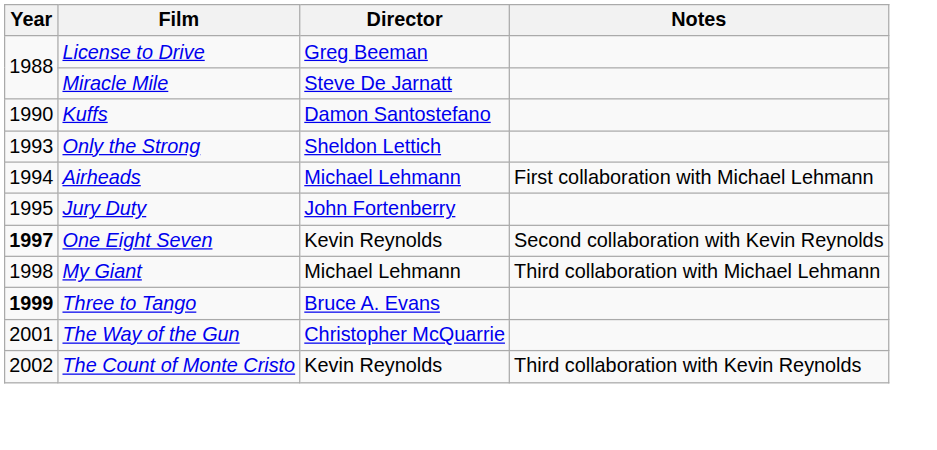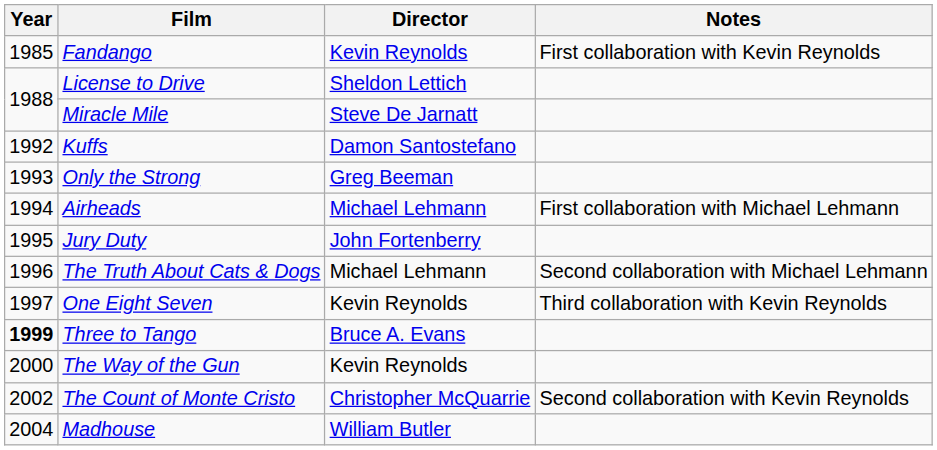+ row: (107, 51)
(366, 51) Greg Beeman -> (398, 83) Sheldon Lettich
(31, 114) 1990 -> (31, 146) 1992
(373, 146) Sheldon Lettich -> (391, 177) Greg Beeman
+ row: (191, 271)
(31, 240) bold -> (31, 303) normal
(699, 240) Second collaboration with Kevin Reynolds -> (713, 303) Third collaboration with Kevin Reynolds
- row: (102, 271)
(31, 334) 2001 -> (31, 366) 2000
(405, 334) Christopher McQuarrie -> (399, 366) Kevin Reynolds
(373, 366) Kevin Reynolds -> (430, 397) Christopher McQuarrie
(688, 366) Third collaboration with Kevin Reynolds -> (724, 397) Second collaboration with Kevin Reynolds
+ row: (109, 429)
